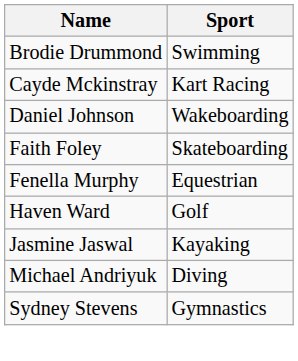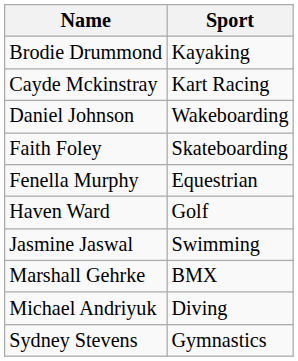(216, 52) Swimming -> (211, 52) Kayaking
(211, 244) Kayaking -> (216, 244) Swimming
+ row: (77, 276)
